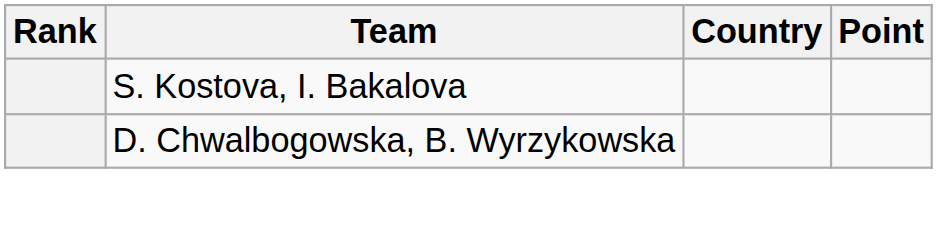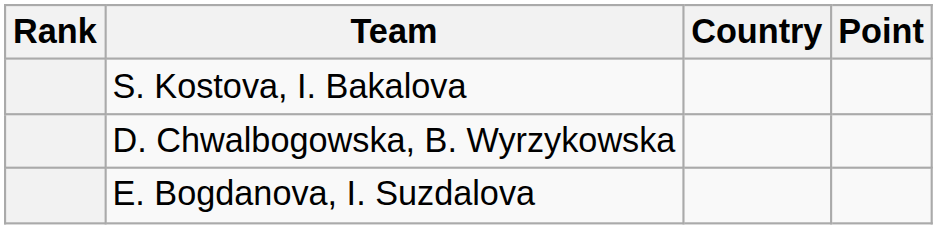+ row: (324, 194)
